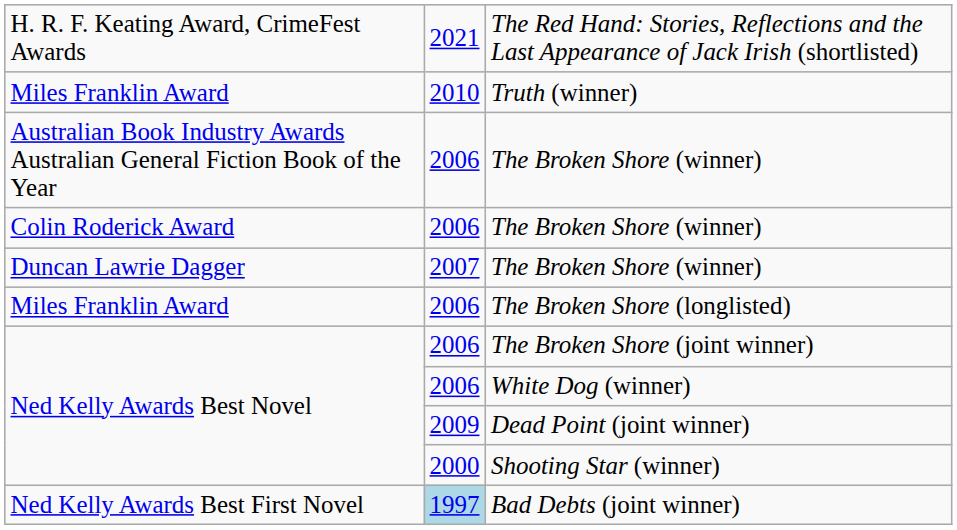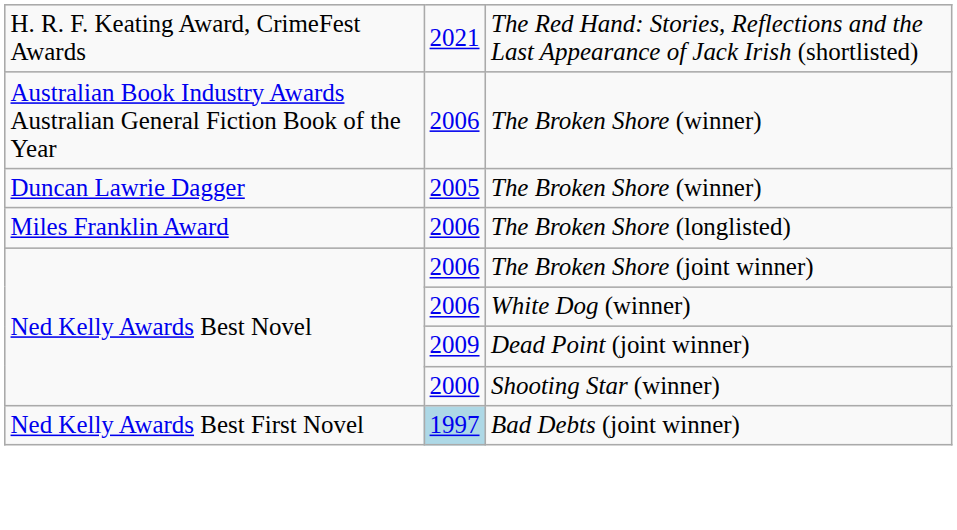- row: (120, 91)
- row: (122, 227)
(455, 266) 2007 -> (455, 187) 2005
